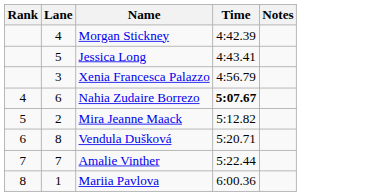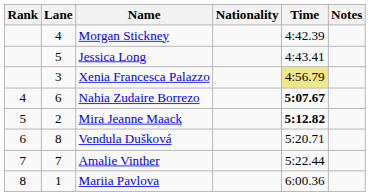+ column: (247, 14)
(236, 77) no background -> (305, 77) khaki background
(236, 118) normal -> (305, 118) bold
